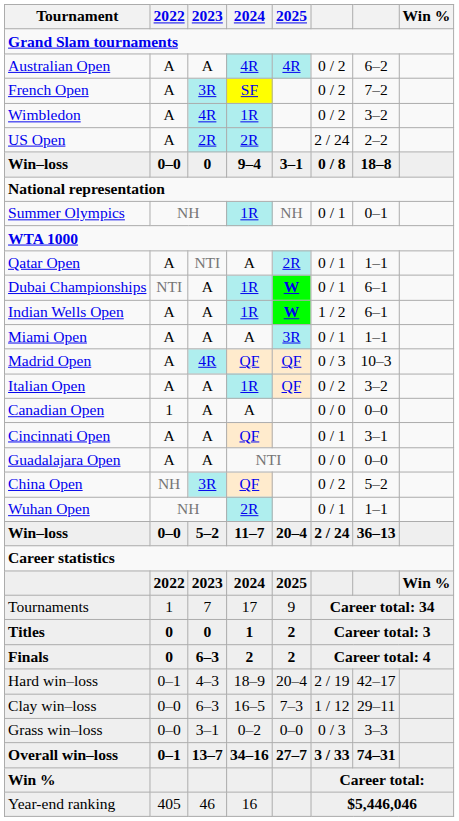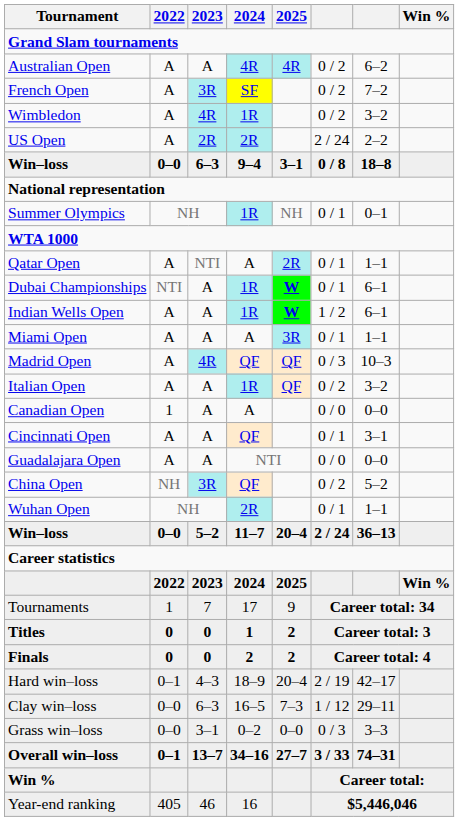(207, 164) 0 -> (207, 164) 6–3
(207, 656) 6–3 -> (207, 656) 0
